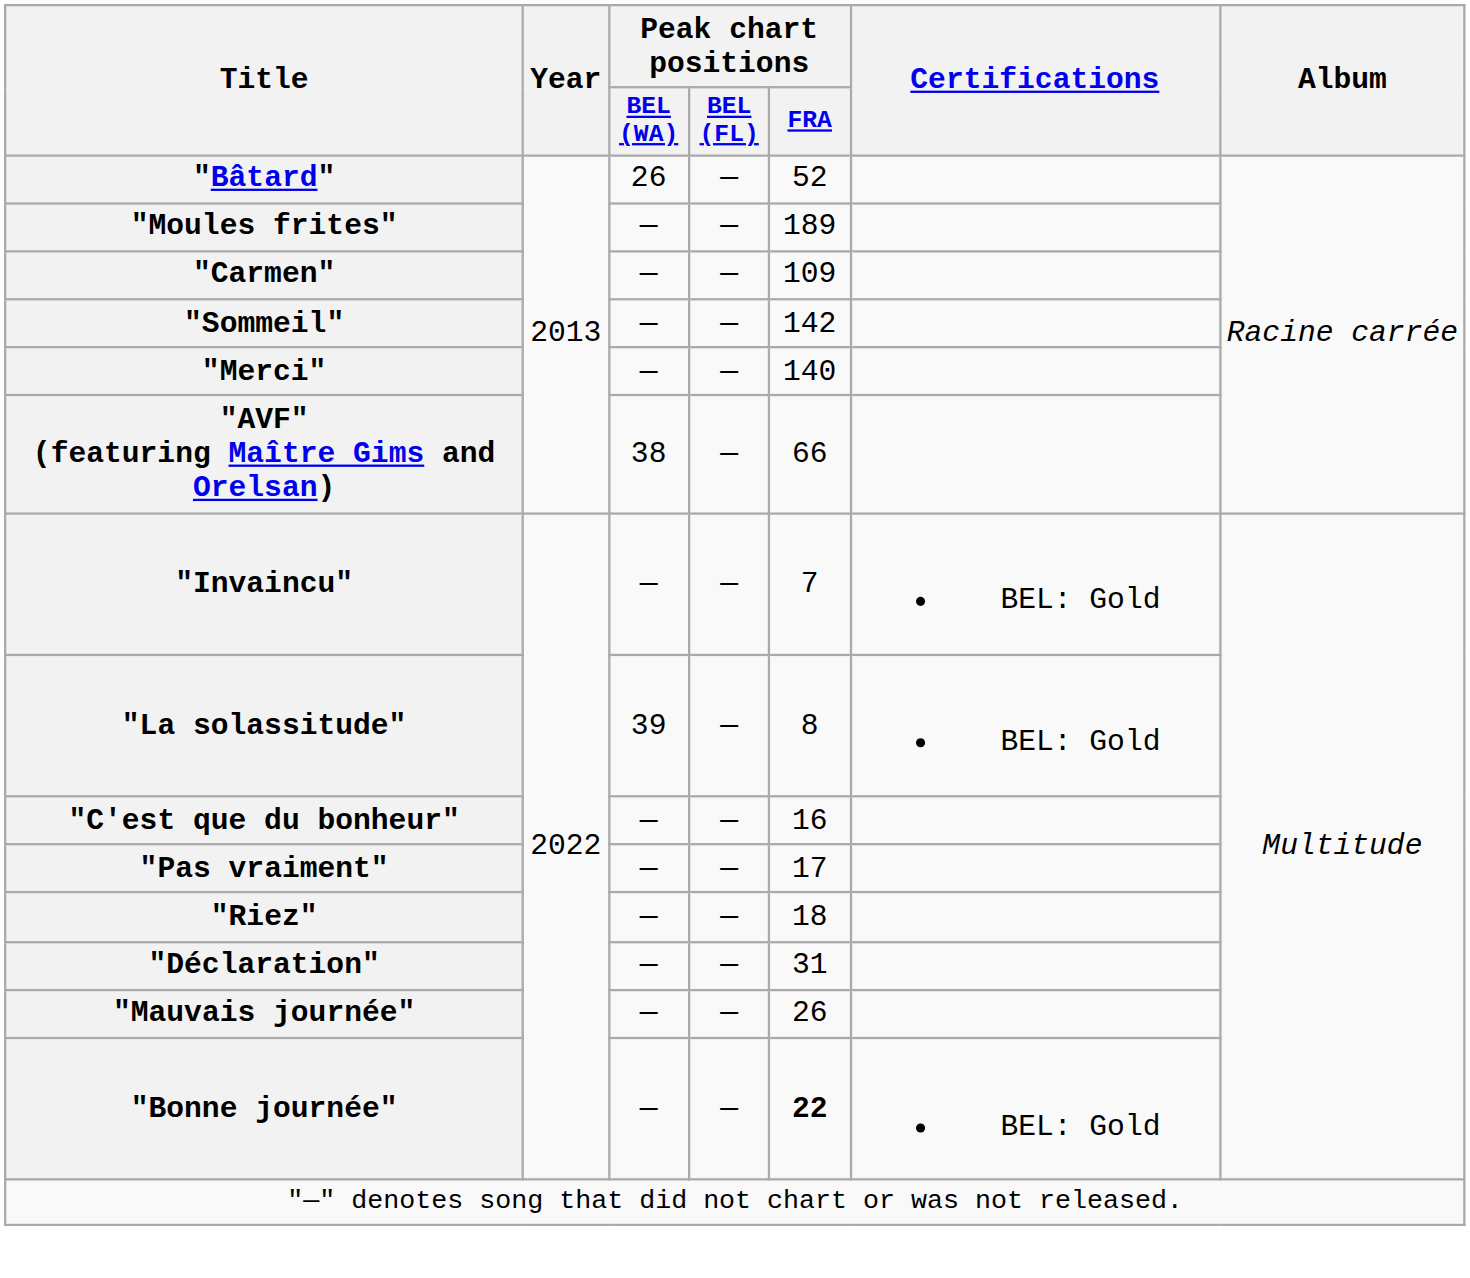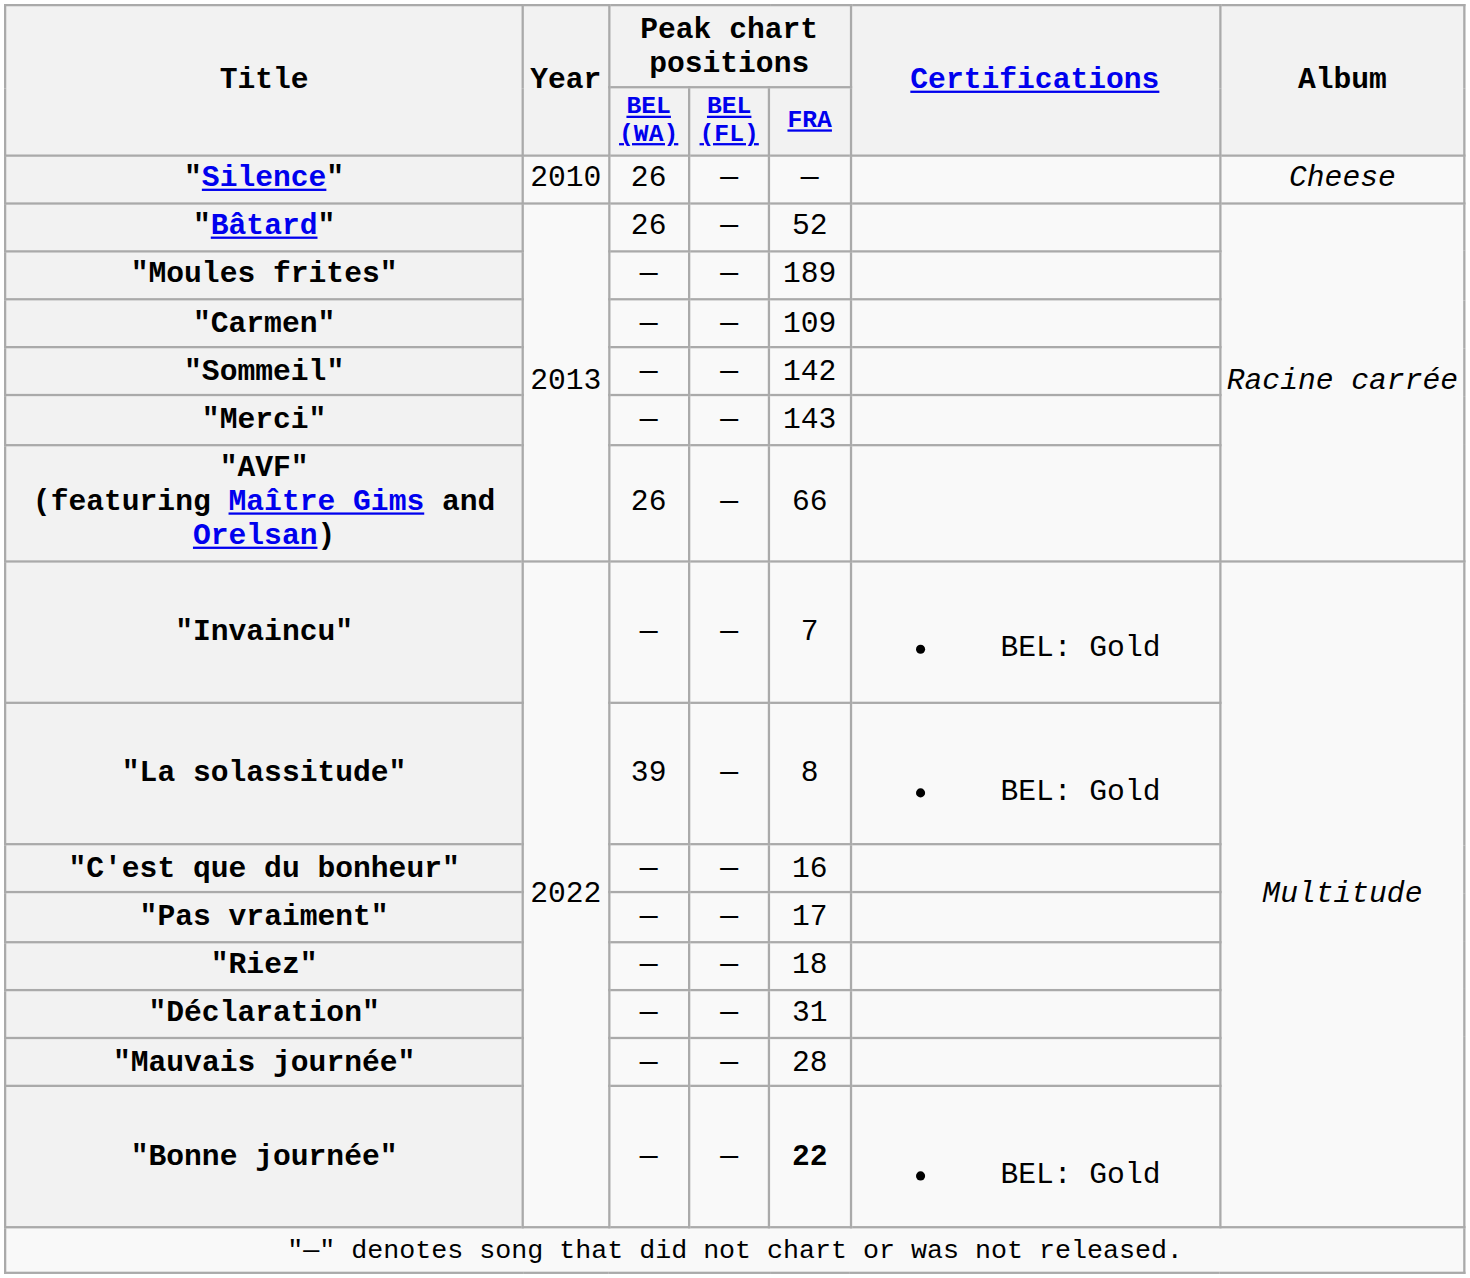+ row: (264, 179)
(810, 372) 140 -> (810, 420) 143
(649, 454) 38 -> (649, 503) 26
(810, 1014) 26 -> (810, 1062) 28
